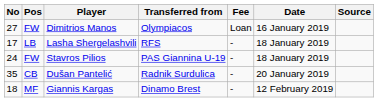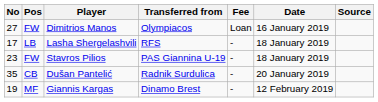(12, 58) 24 -> (12, 58) 23
(12, 89) 18 -> (12, 89) 19
